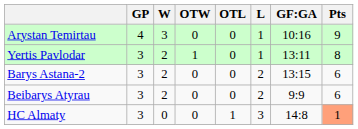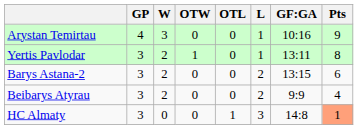(337, 94) 6 -> (337, 94) 4
